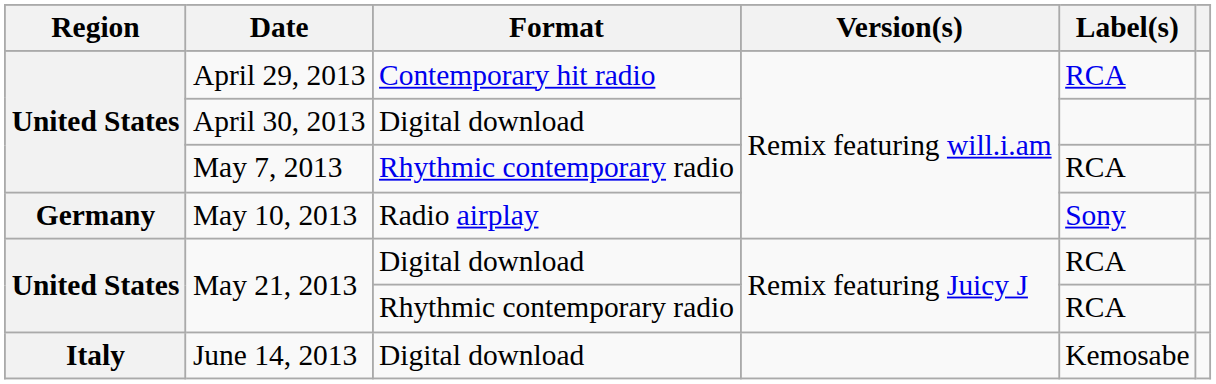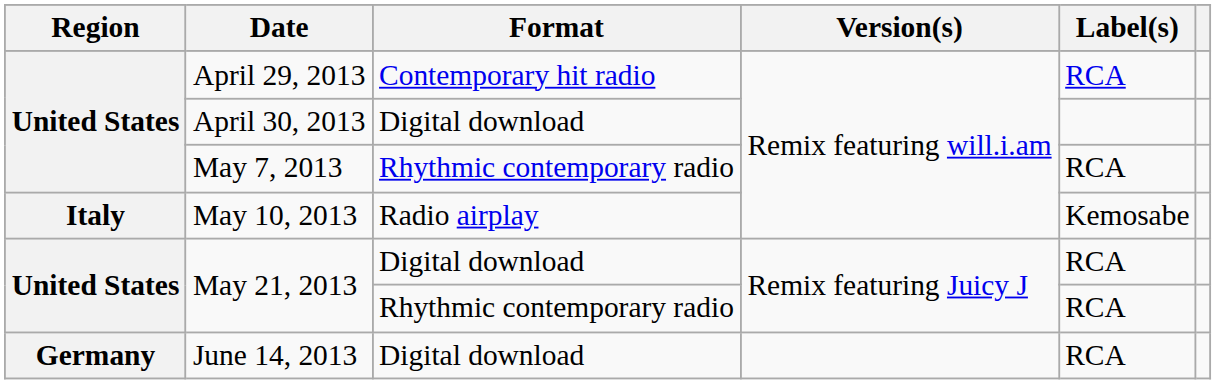(96, 214) Germany -> (96, 214) Italy
(1095, 214) Sony -> (1127, 214) Kemosabe
(96, 354) Italy -> (96, 354) Germany
(1127, 354) Kemosabe -> (1095, 354) RCA
